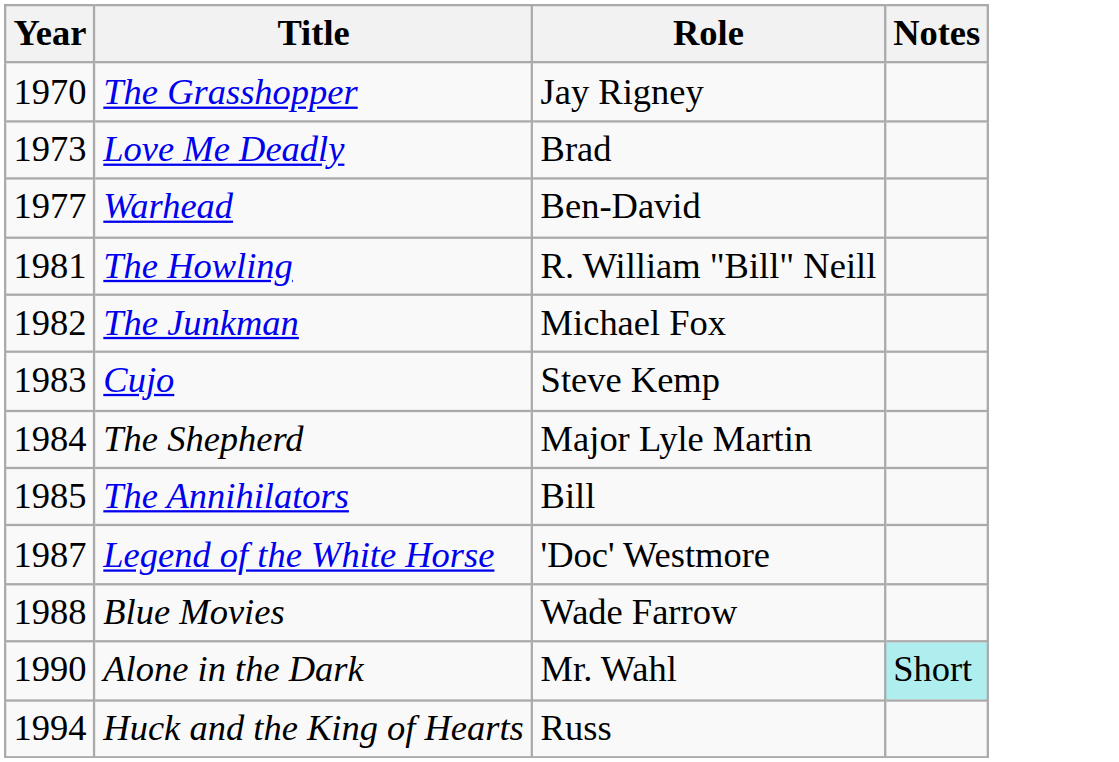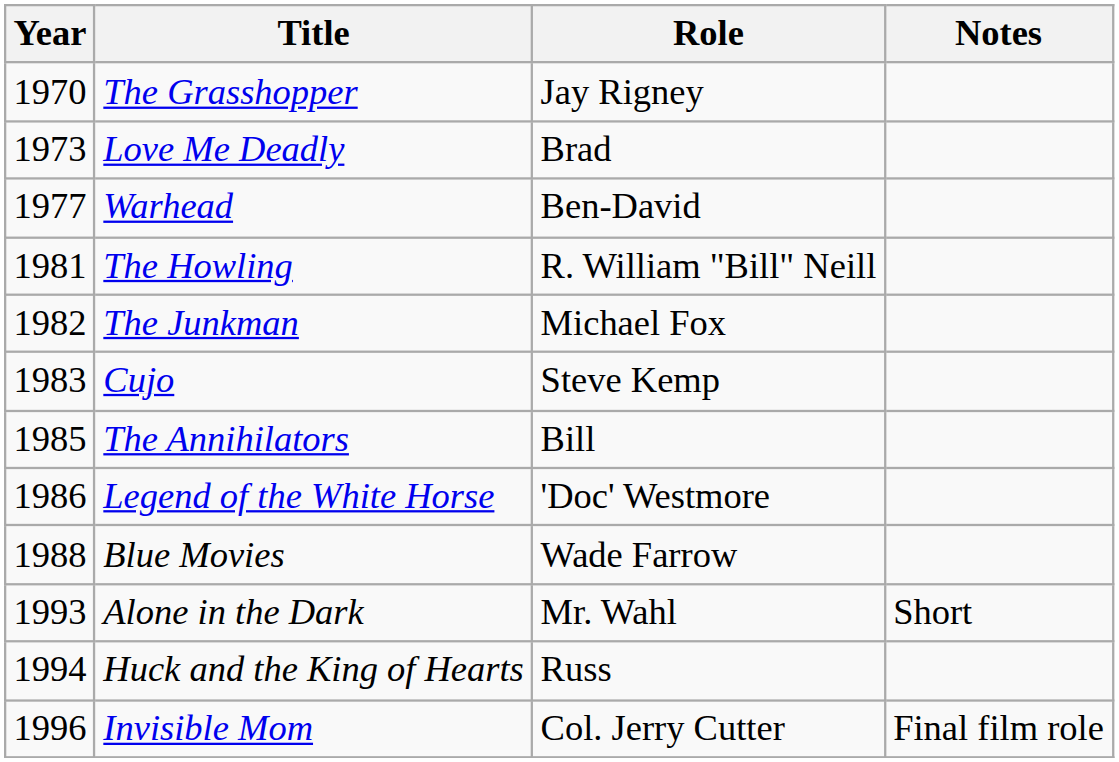- row: (203, 438)
(50, 554) 1987 -> (50, 496) 1986
(50, 669) 1990 -> (50, 611) 1993
(933, 669) paleturquoise background -> (933, 611) no background
+ row: (208, 727)
